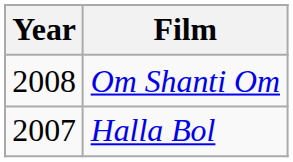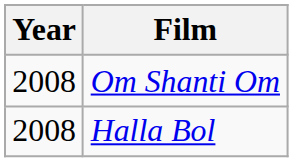(44, 130) 2007 -> (44, 130) 2008
